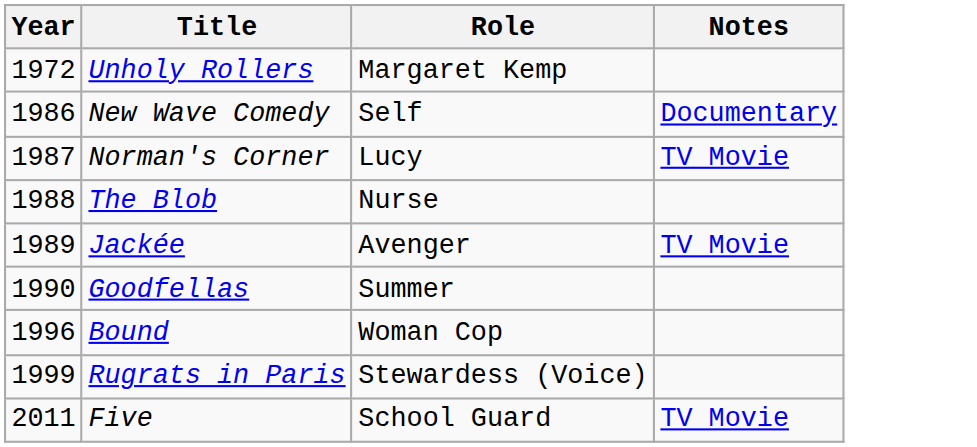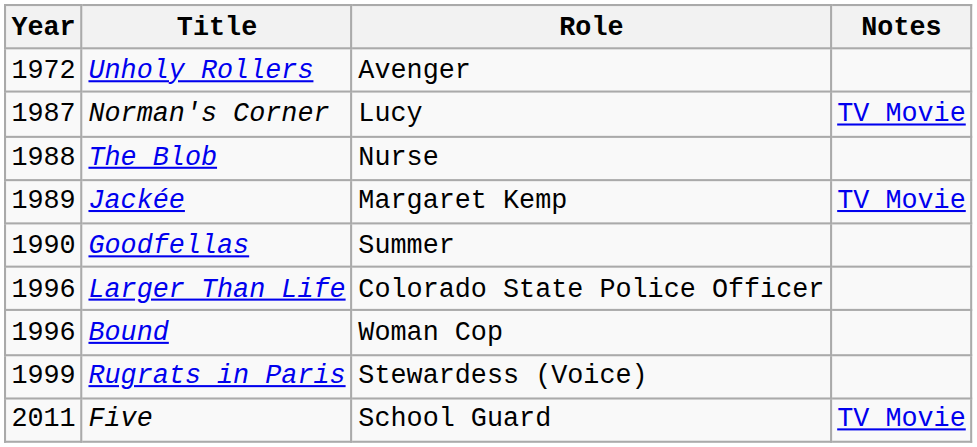(463, 70) Margaret Kemp -> (415, 70) Avenger
- row: (209, 114)
(415, 245) Avenger -> (463, 201) Margaret Kemp
+ row: (217, 289)
